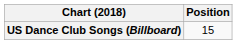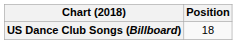(208, 30) 15 -> (208, 30) 18
